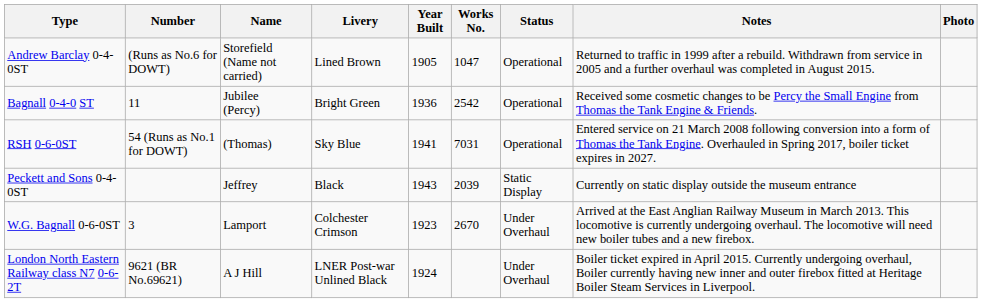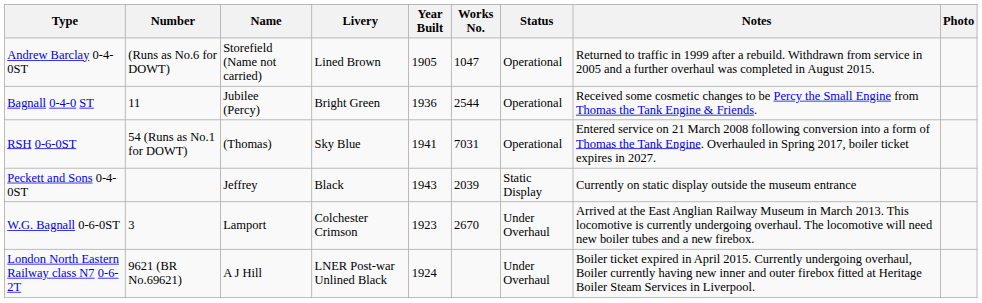(467, 103) 2542 -> (467, 103) 2544
